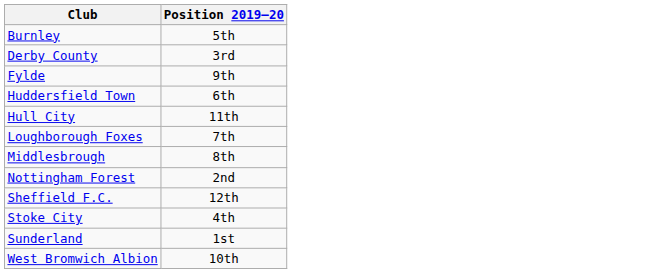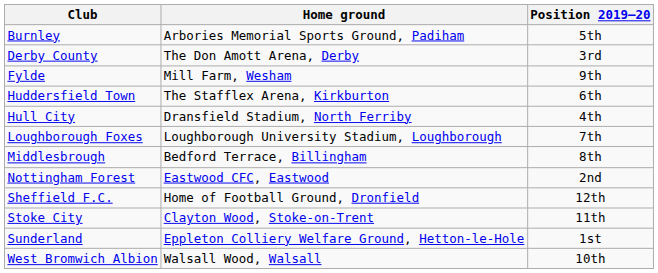+ column: (344, 15)
(224, 116) 11th -> (590, 116) 4th
(224, 218) 4th -> (590, 218) 11th
